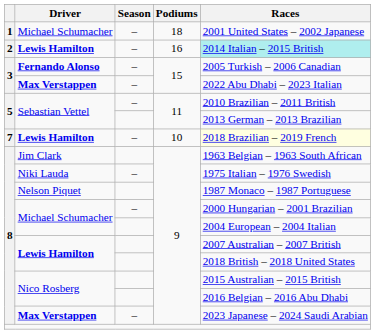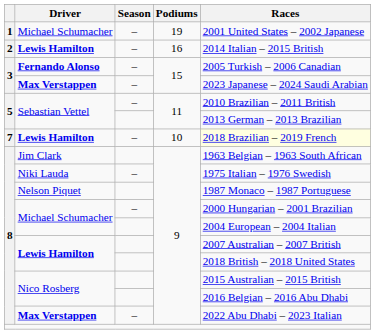(177, 31) 18 -> (177, 31) 19
(263, 48) paleturquoise background -> (263, 48) no background
(272, 84) 2022 Abu Dhabi – 2023 Italian -> (285, 84) 2023 Japanese – 2024 Saudi Arabian
(285, 315) 2023 Japanese – 2024 Saudi Arabian -> (272, 315) 2022 Abu Dhabi – 2023 Italian
